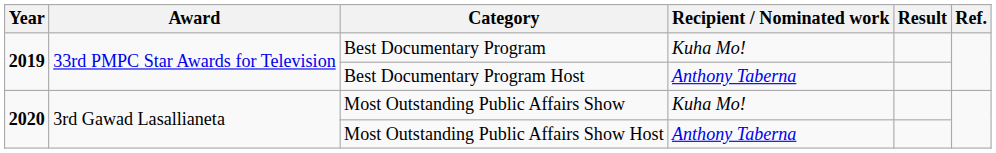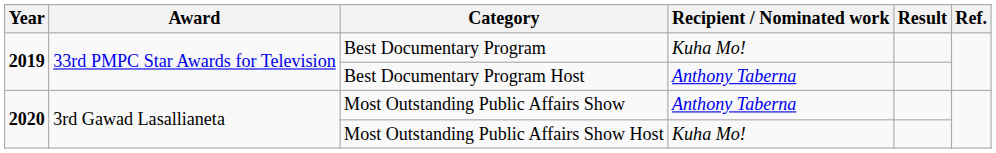(709, 104) Kuha Mo! -> (734, 104) Anthony Taberna
(734, 133) Anthony Taberna -> (709, 133) Kuha Mo!
